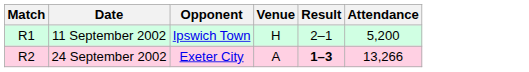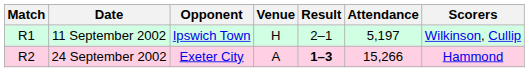+ column: (473, 14)
(383, 35) 5,200 -> (383, 35) 5,197
(383, 56) 13,266 -> (383, 56) 15,266
